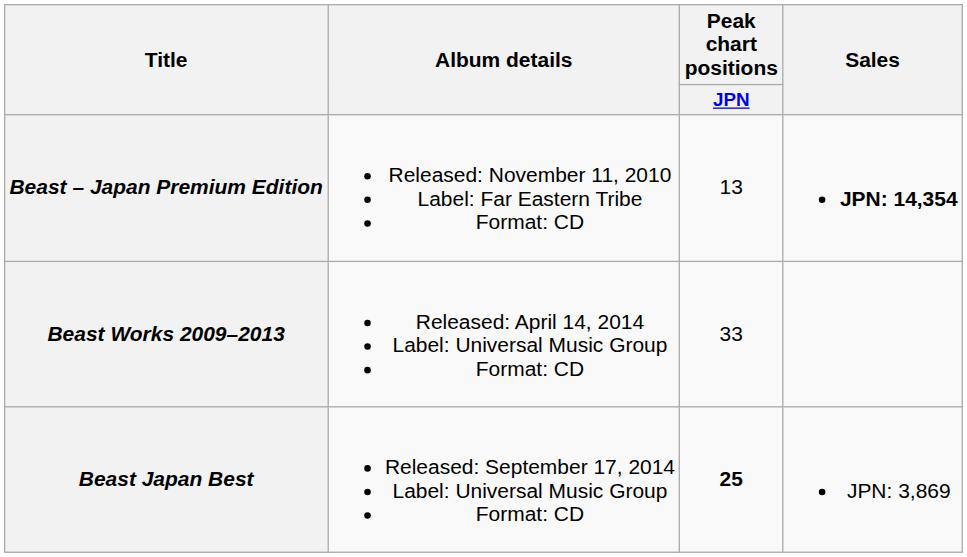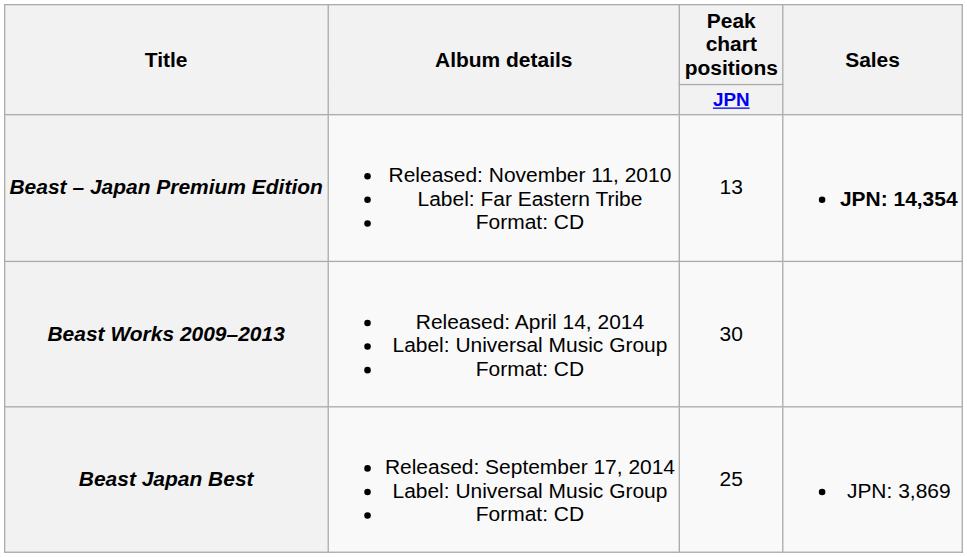(731, 333) 33 -> (731, 333) 30
(731, 479) bold -> (731, 479) normal
